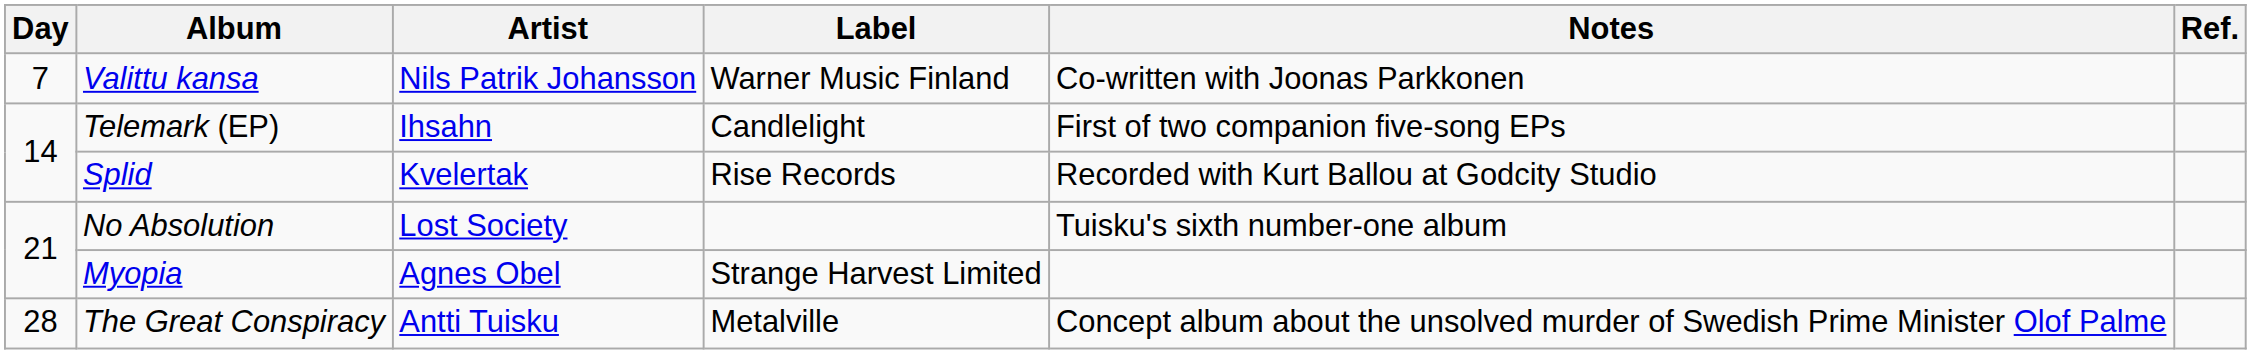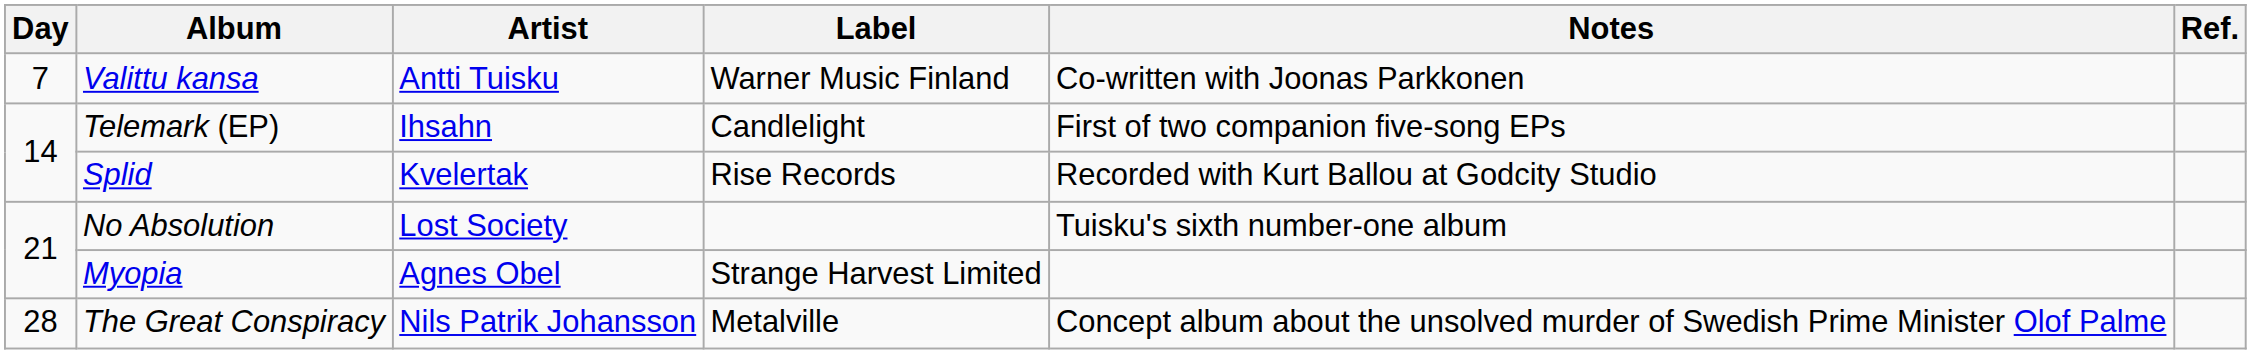(548, 77) Nils Patrik Johansson -> (479, 77) Antti Tuisku
(479, 322) Antti Tuisku -> (548, 322) Nils Patrik Johansson
